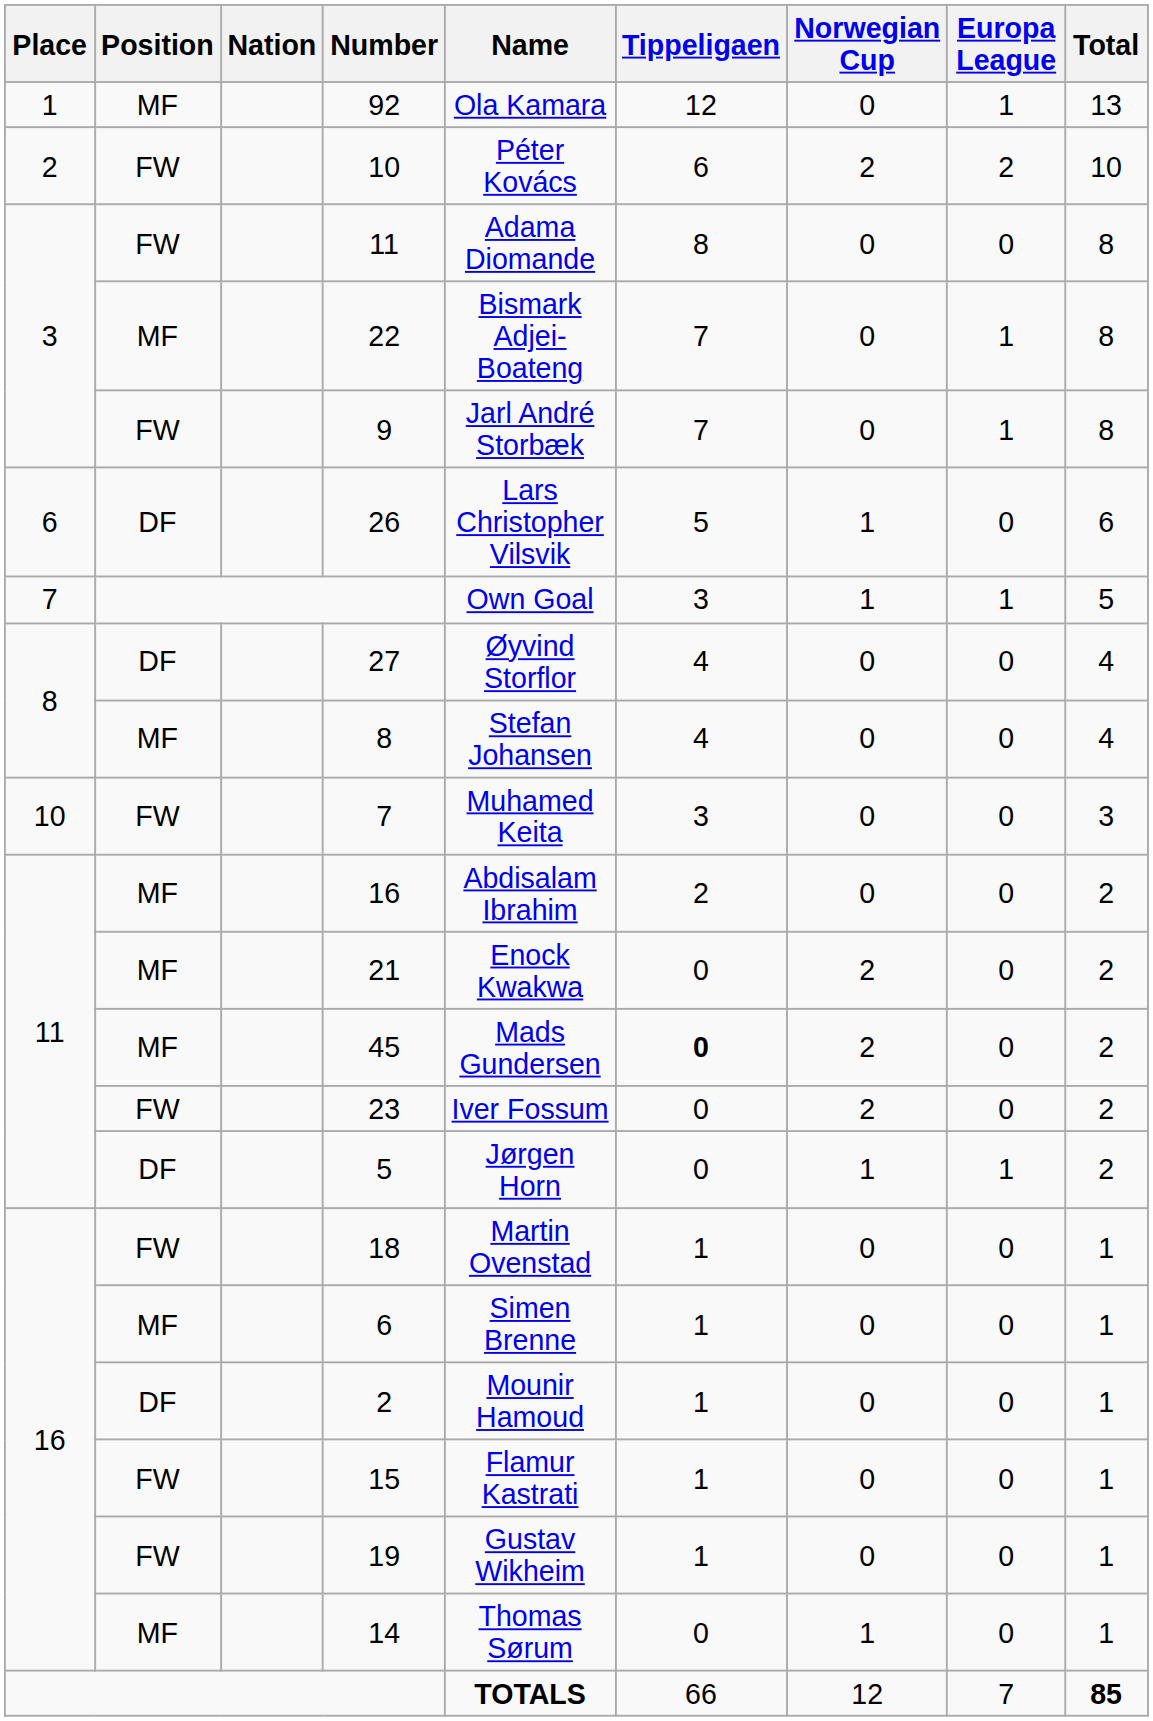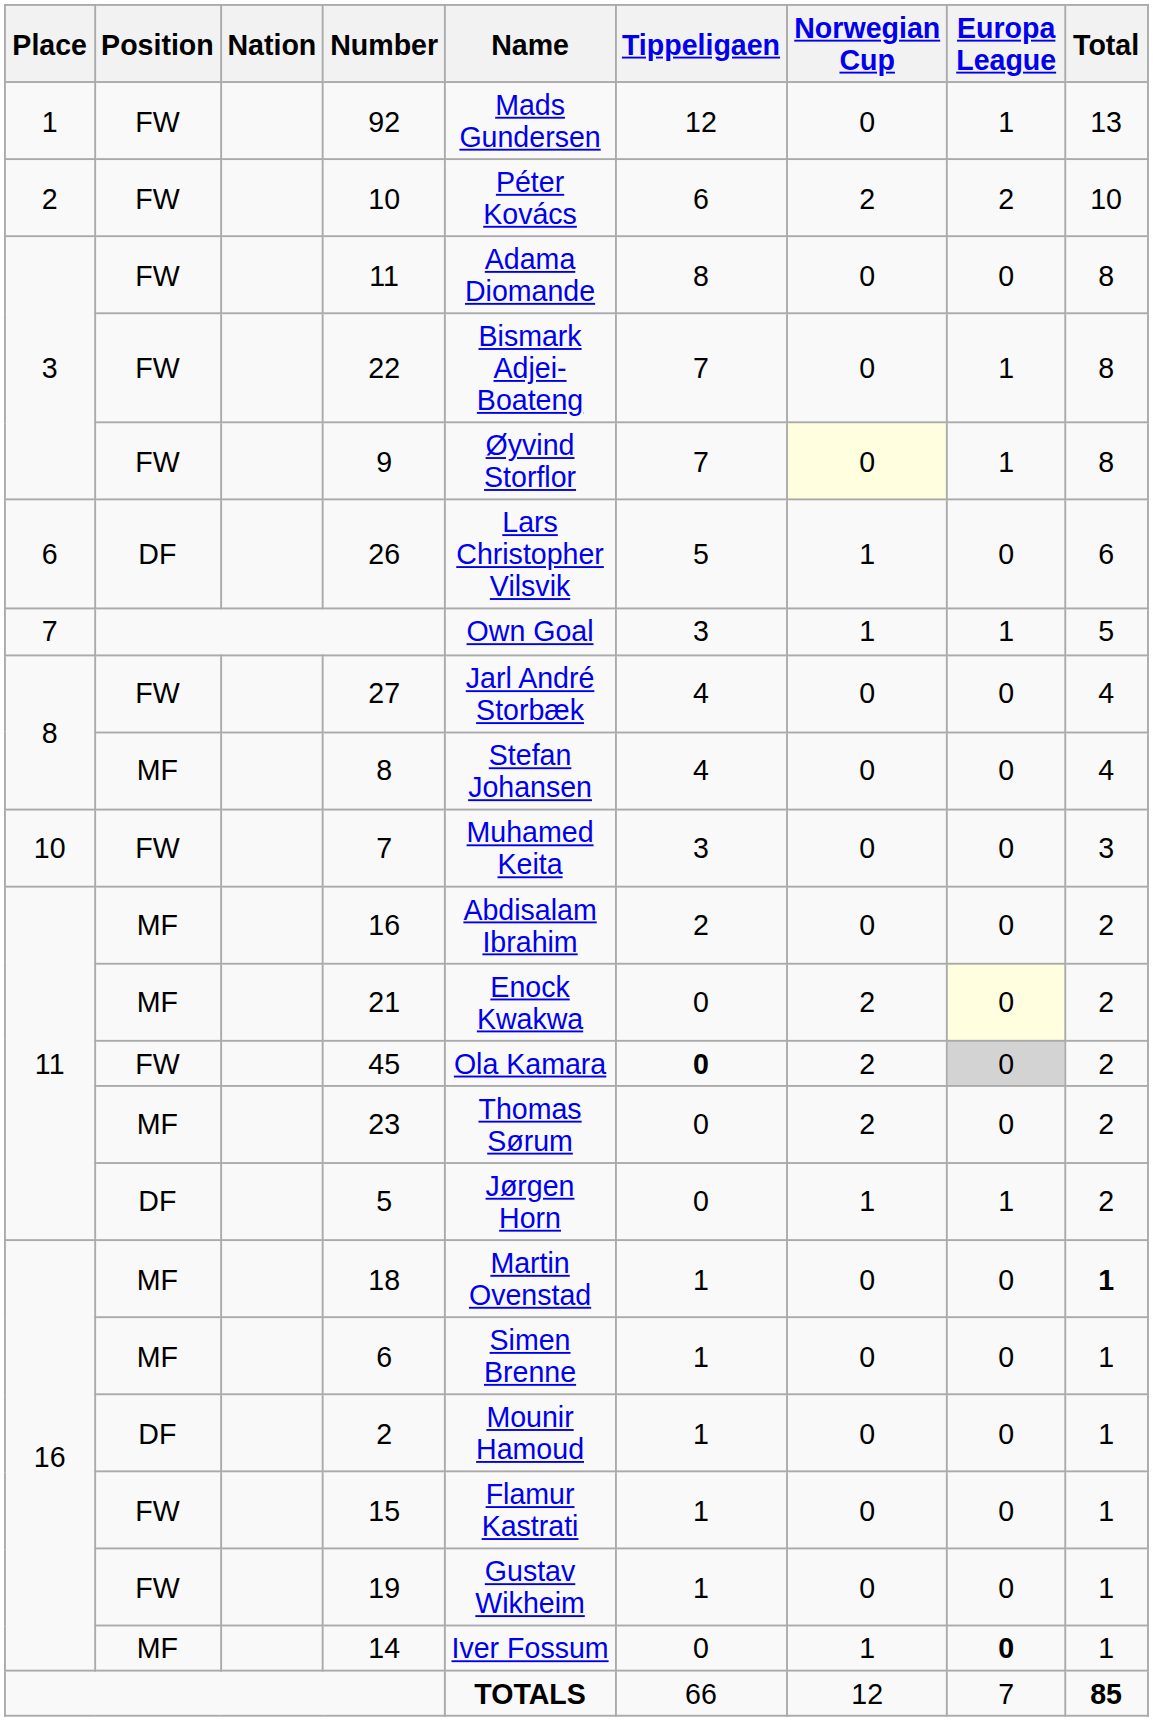(157, 105) MF -> (157, 121) FW
(530, 105) Ola Kamara -> (530, 121) Mads Gundersen
(157, 337) MF -> (157, 368) FW
(530, 430) Jarl André Storbæk -> (530, 462) Øyvind Storflor
(867, 430) no background -> (867, 462) lightyellow background
(157, 661) DF -> (157, 693) FW
(530, 661) Øyvind Storflor -> (530, 693) Jarl André Storbæk
(1006, 970) no background -> (1006, 1002) lightyellow background
(157, 1047) MF -> (157, 1063) FW
(530, 1047) Mads Gundersen -> (530, 1063) Ola Kamara
(1006, 1047) no background -> (1006, 1063) lightgrey background
(157, 1109) FW -> (157, 1124) MF
(530, 1109) Iver Fossum -> (530, 1124) Thomas Sørum
(157, 1247) FW -> (157, 1279) MF
(1106, 1247) normal -> (1106, 1279) bold
(530, 1633) Thomas Sørum -> (530, 1649) Iver Fossum
(1006, 1633) normal -> (1006, 1649) bold
